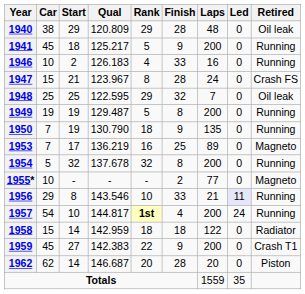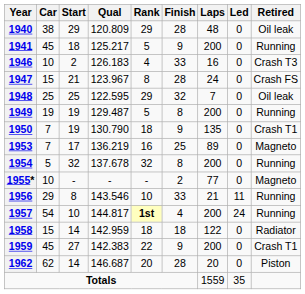(276, 63) Running -> (276, 63) Crash T3
(276, 130) Running -> (276, 130) Crash T1
(239, 197) lavender background -> (239, 197) no background
